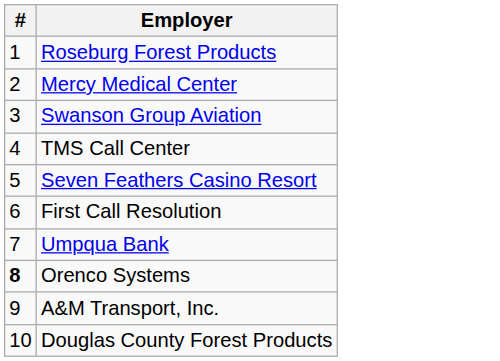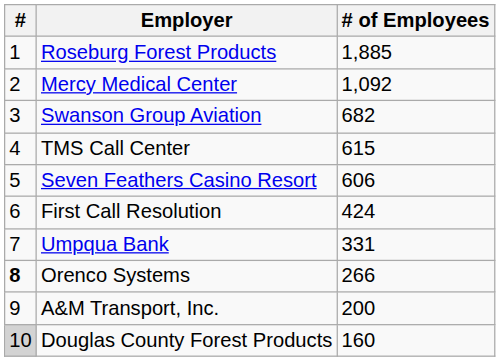+ column: (416, 20)
(20, 340) no background -> (20, 340) lightgrey background
